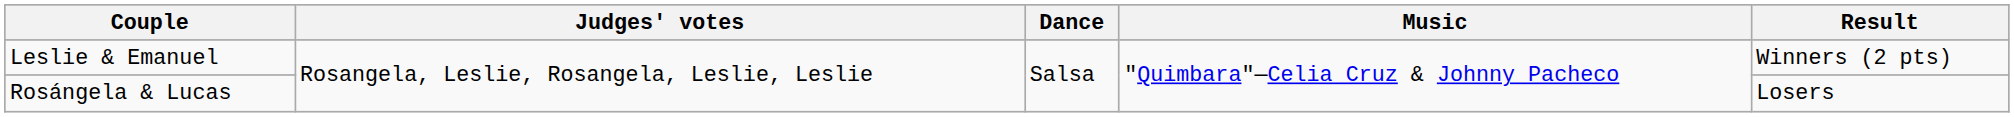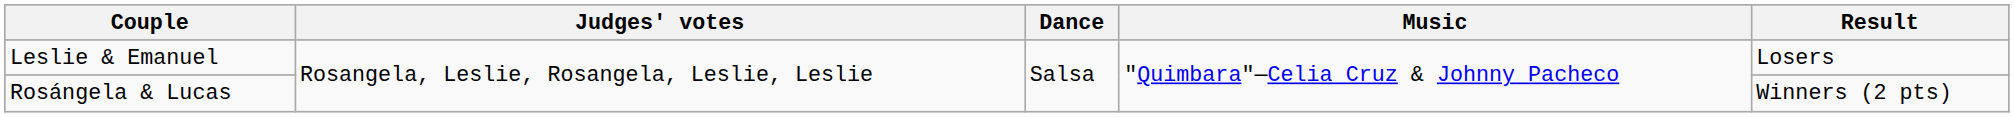(1854, 58) Winners (2 pts) -> (1795, 58) Losers
(1795, 93) Losers -> (1854, 93) Winners (2 pts)
